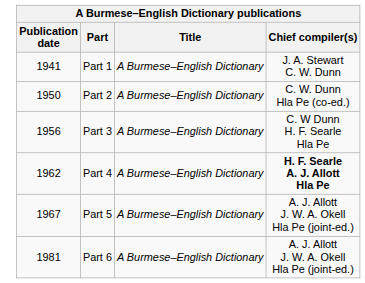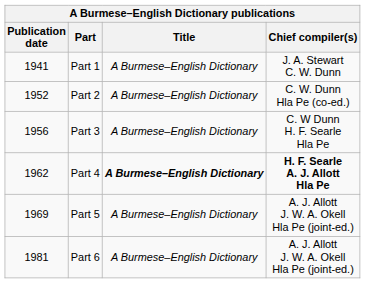(49, 96) 1950 -> (37, 96) 1952
(190, 173) normal -> (184, 173) bold
(49, 215) 1967 -> (37, 215) 1969
